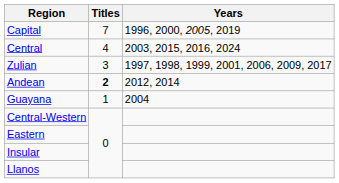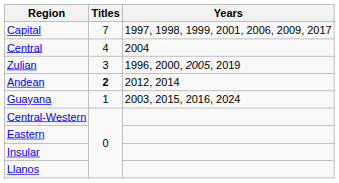(183, 31) 1996, 2000, 2005, 2019 -> (228, 31) 1997, 1998, 1999, 2001, 2006, 2009, 2017
(183, 48) 2003, 2015, 2016, 2024 -> (137, 48) 2004
(228, 65) 1997, 1998, 1999, 2001, 2006, 2009, 2017 -> (183, 65) 1996, 2000, 2005, 2019
(137, 100) 2004 -> (183, 100) 2003, 2015, 2016, 2024
